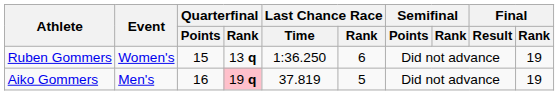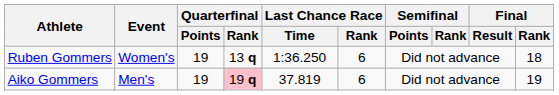(201, 58) 15 -> (201, 58) 19
(534, 58) 19 -> (534, 58) 18
(201, 79) 16 -> (201, 79) 19
(362, 79) 5 -> (362, 79) 6
